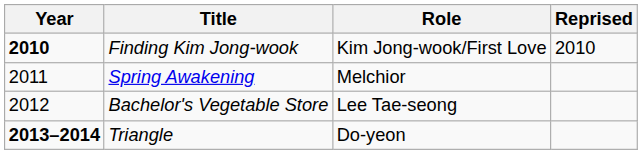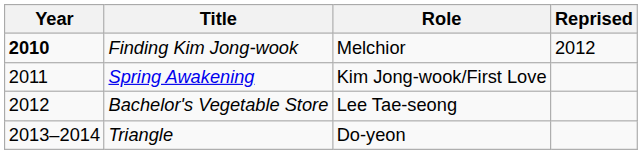(442, 47) Kim Jong-wook/First Love -> (371, 47) Melchior
(575, 47) 2010 -> (575, 47) 2012
(371, 76) Melchior -> (442, 76) Kim Jong-wook/First Love
(54, 134) bold -> (54, 134) normal
